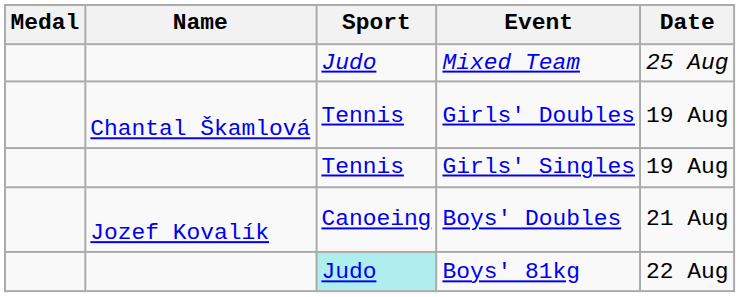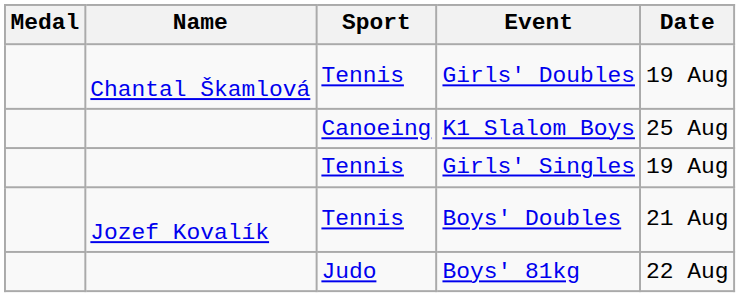- row: (511, 62)
+ row: (539, 128)
(376, 219) Canoeing -> (363, 219) Tennis
(349, 271) paleturquoise background -> (349, 271) no background
